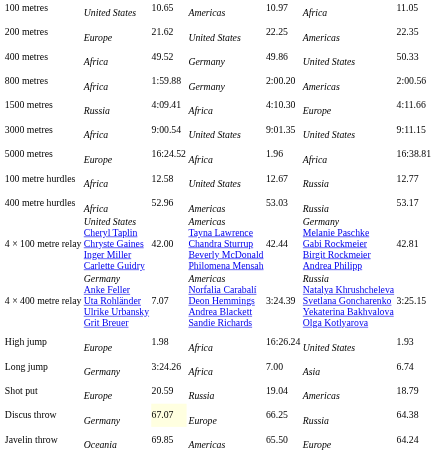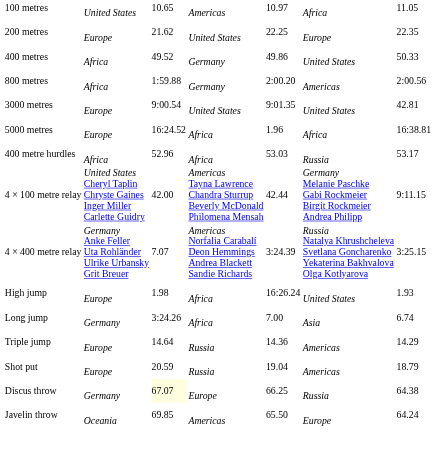(321, 37) Americas -> (317, 37) Europe
- row: (29, 105)
(96, 135) Africa -> (98, 111) Europe
(411, 130) 9:11.15 -> (408, 105) 42.81
- row: (40, 178)
(207, 208) Americas -> (201, 159) Africa
(408, 244) 42.81 -> (411, 195) 9:11.15
+ row: (28, 342)
